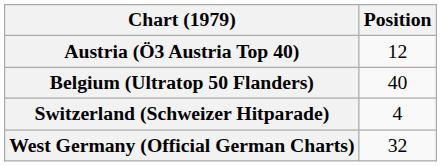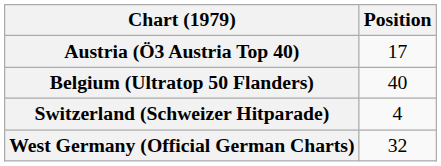(398, 51) 12 -> (398, 51) 17
